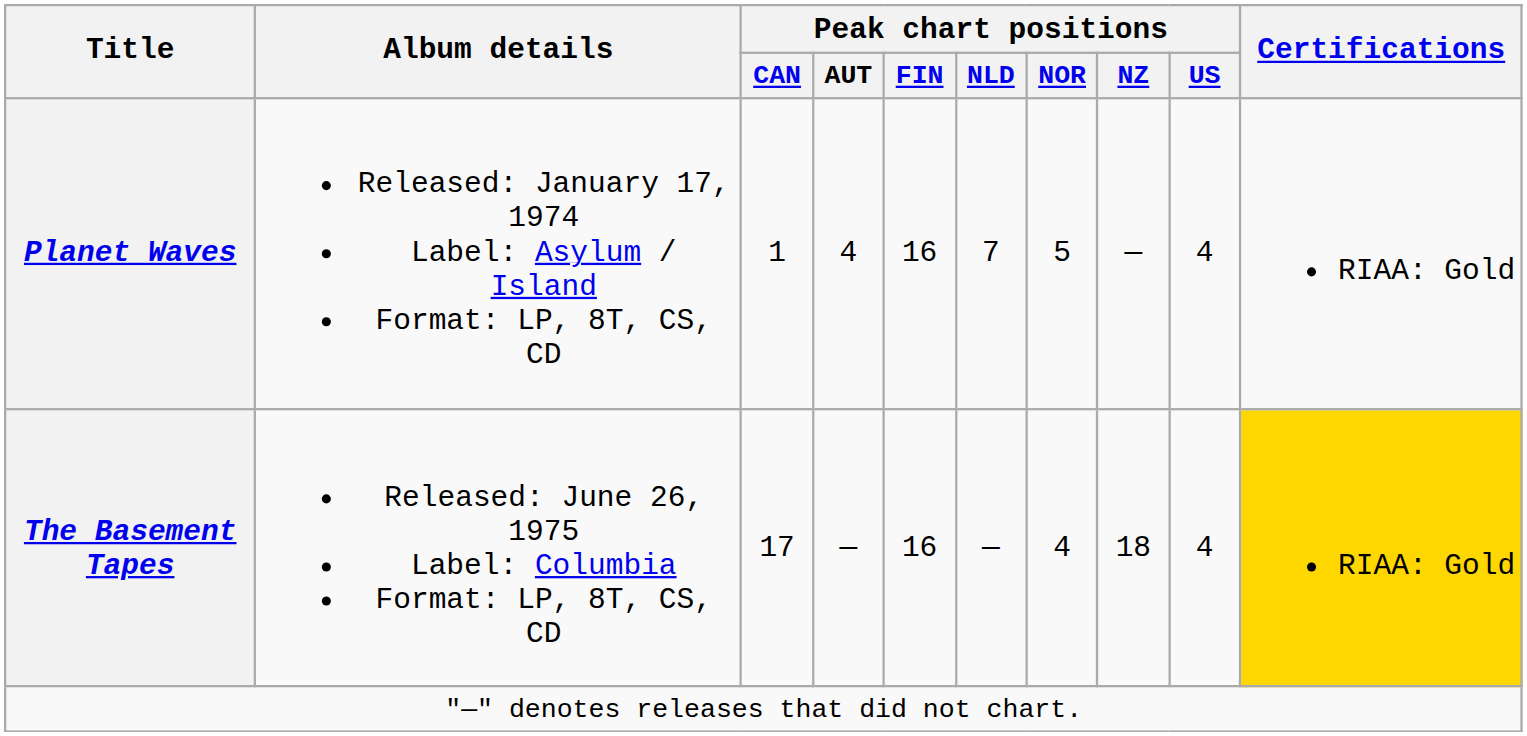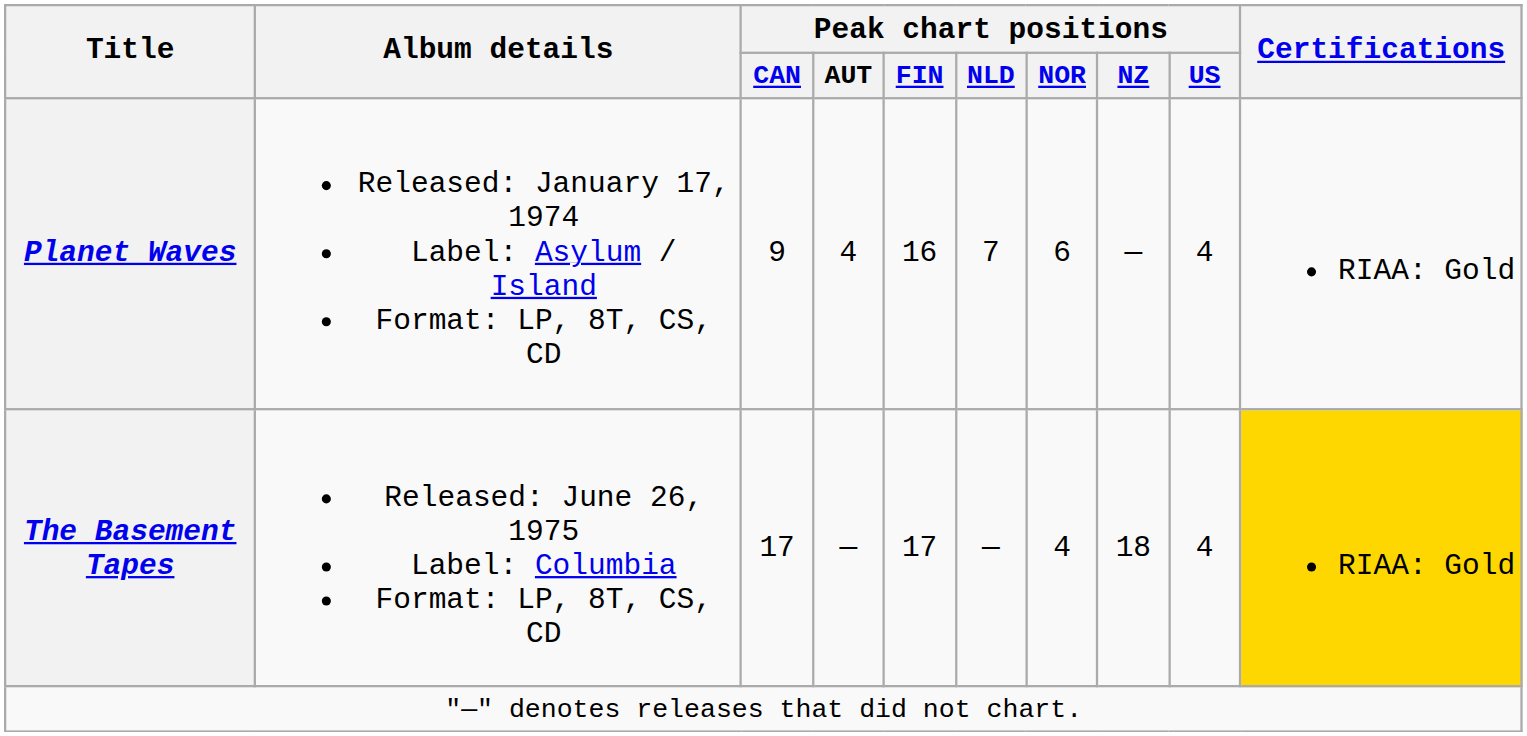(777, 254) 1 -> (777, 254) 9
(1062, 254) 5 -> (1062, 254) 6
(920, 548) 16 -> (920, 548) 17
